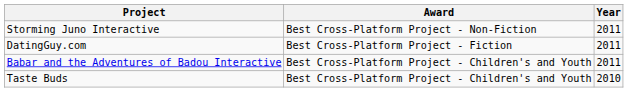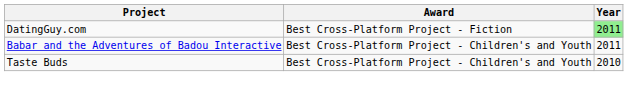- row: (83, 29)
(609, 46) no background -> (609, 29) lightgreen background
